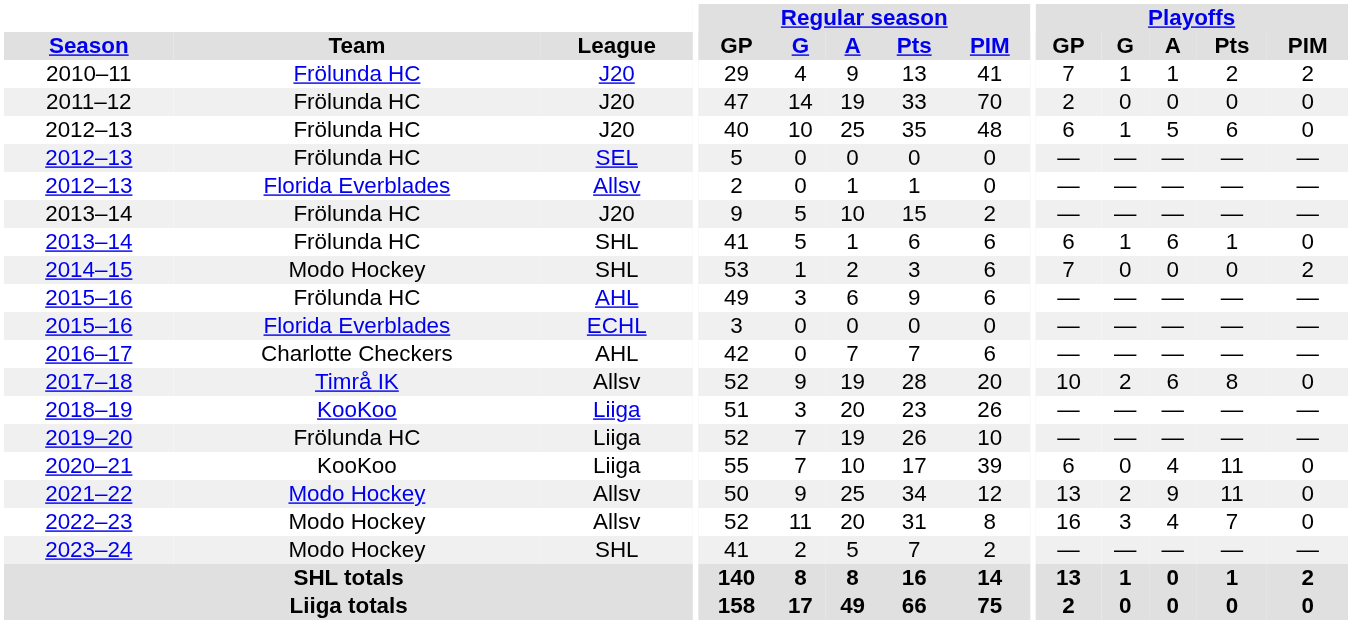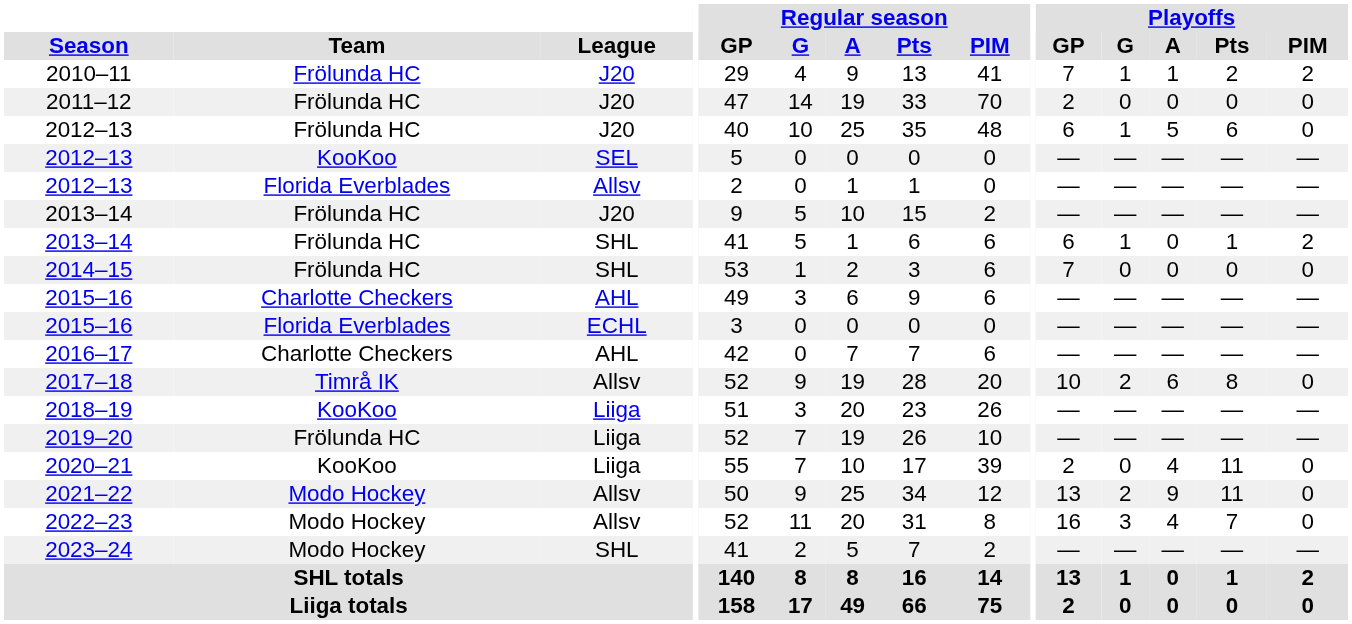(357, 157) Frölunda HC -> (357, 157) KooKoo
(1173, 241) 6 -> (1173, 241) 0
(1308, 241) 0 -> (1308, 241) 2
(357, 269) Modo Hockey -> (357, 269) Frölunda HC
(1308, 269) 2 -> (1308, 269) 0
(357, 297) Frölunda HC -> (357, 297) Charlotte Checkers
(1068, 465) 6 -> (1068, 465) 2
